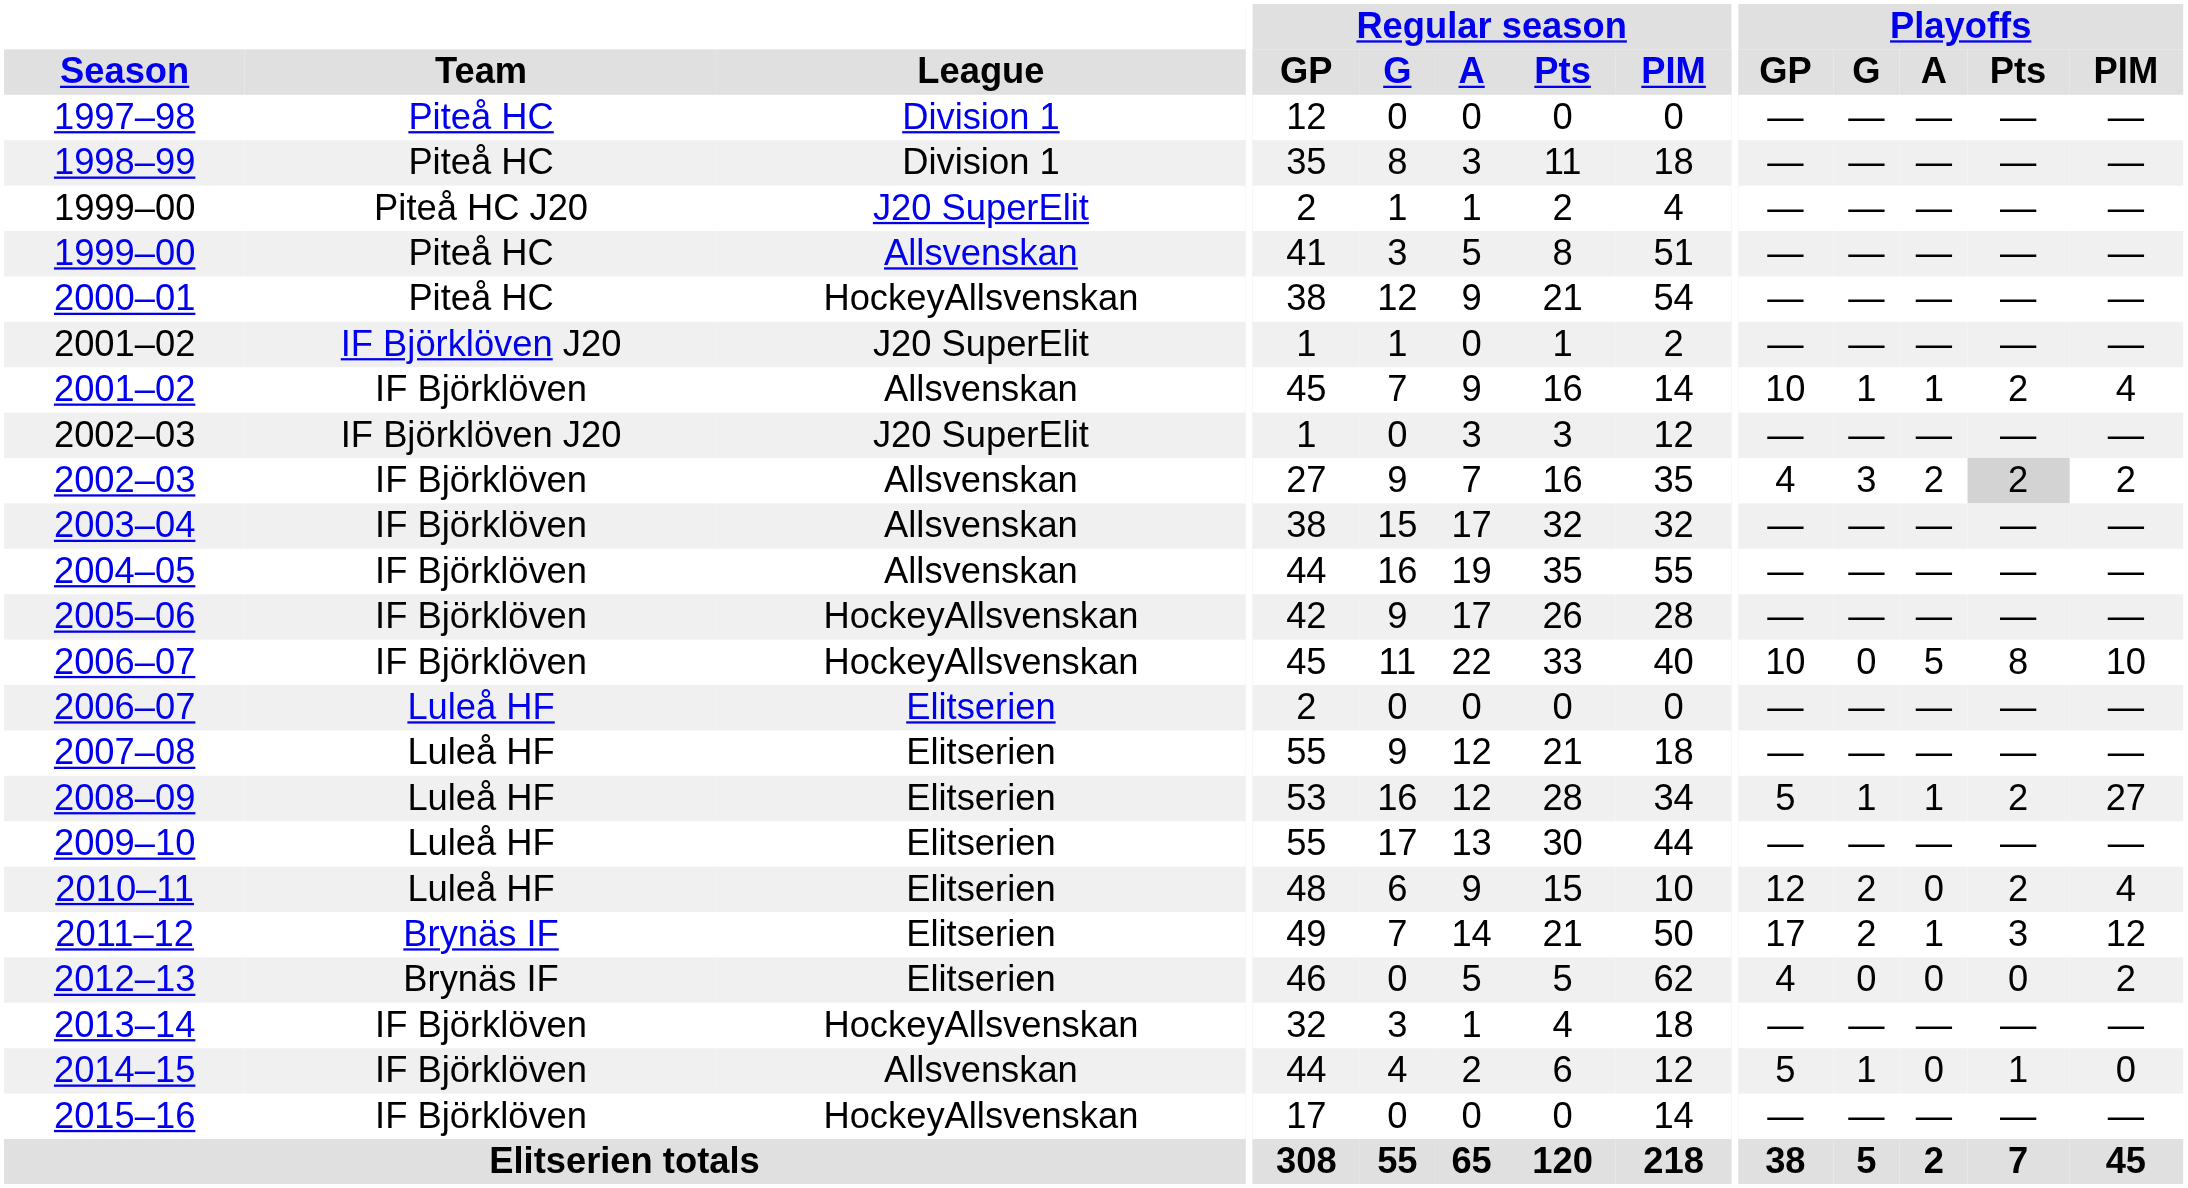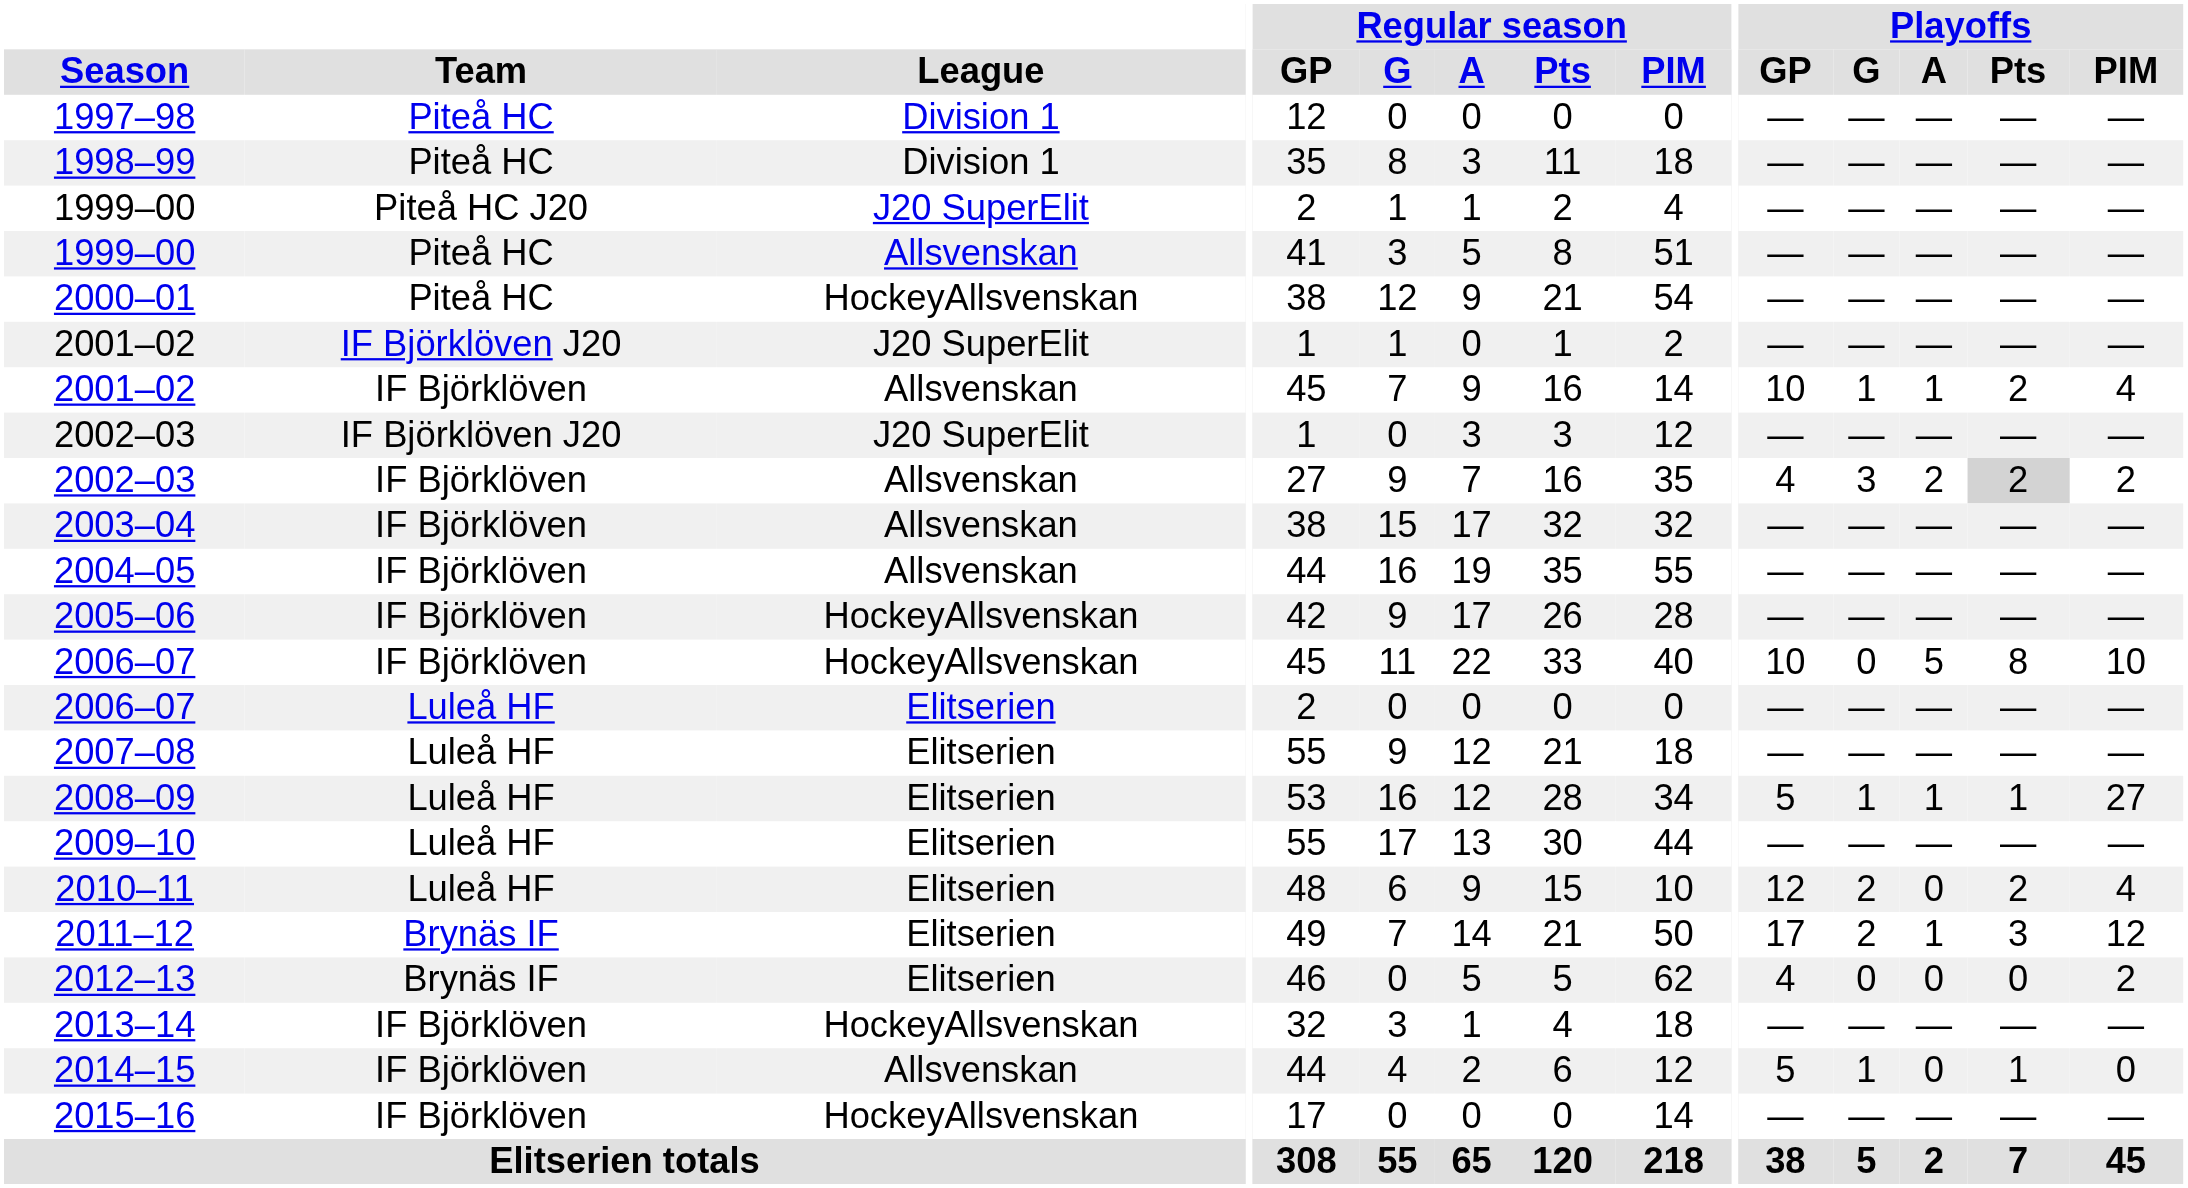(2018, 797) 2 -> (2018, 797) 1
